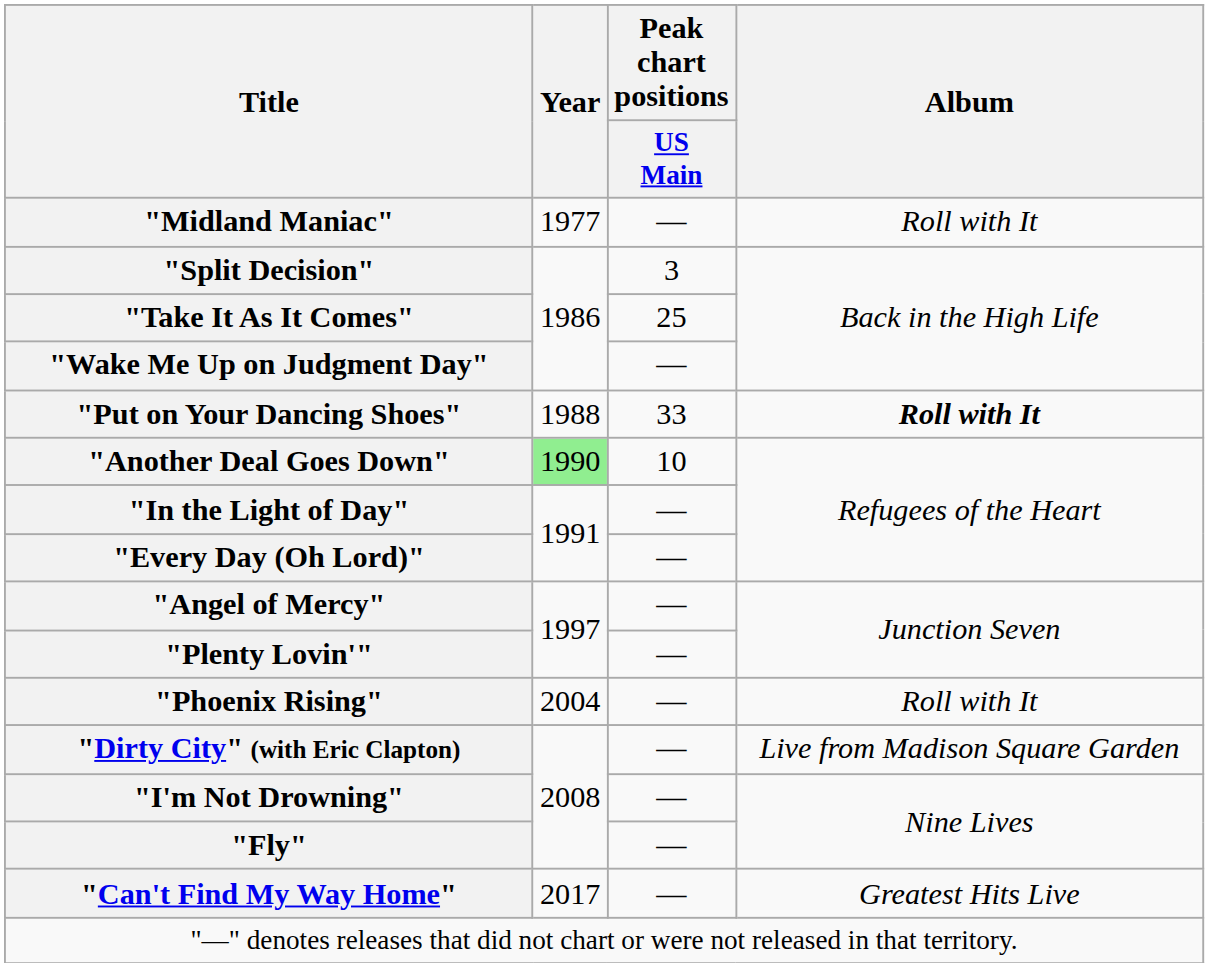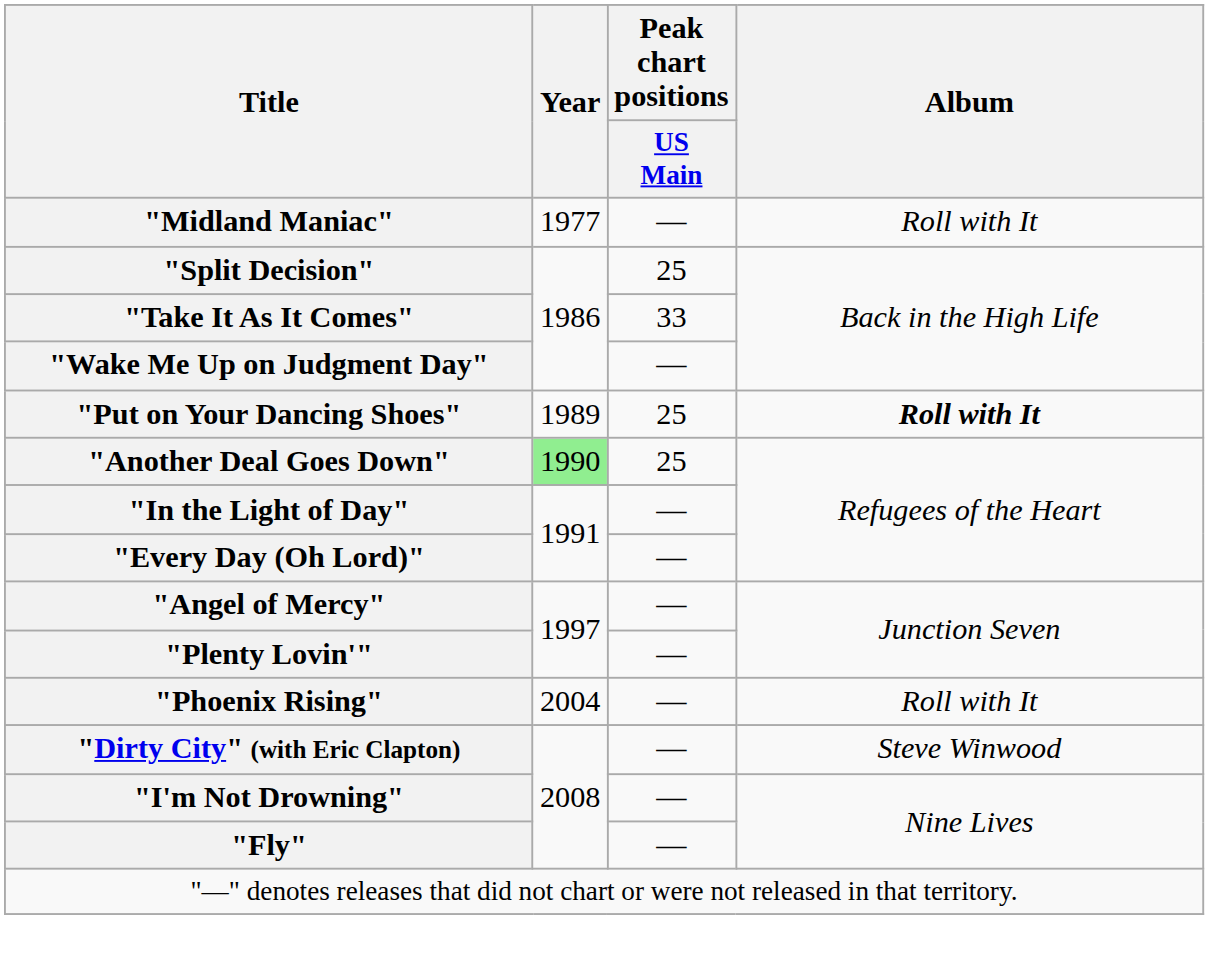(671, 269) 3 -> (671, 269) 25
(671, 317) 25 -> (671, 317) 33
(570, 413) 1988 -> (570, 413) 1989
(671, 413) 33 -> (671, 413) 25
(671, 461) 10 -> (671, 461) 25
(969, 749) Live from Madison Square Garden -> (969, 749) Steve Winwood
- row: (269, 892)
